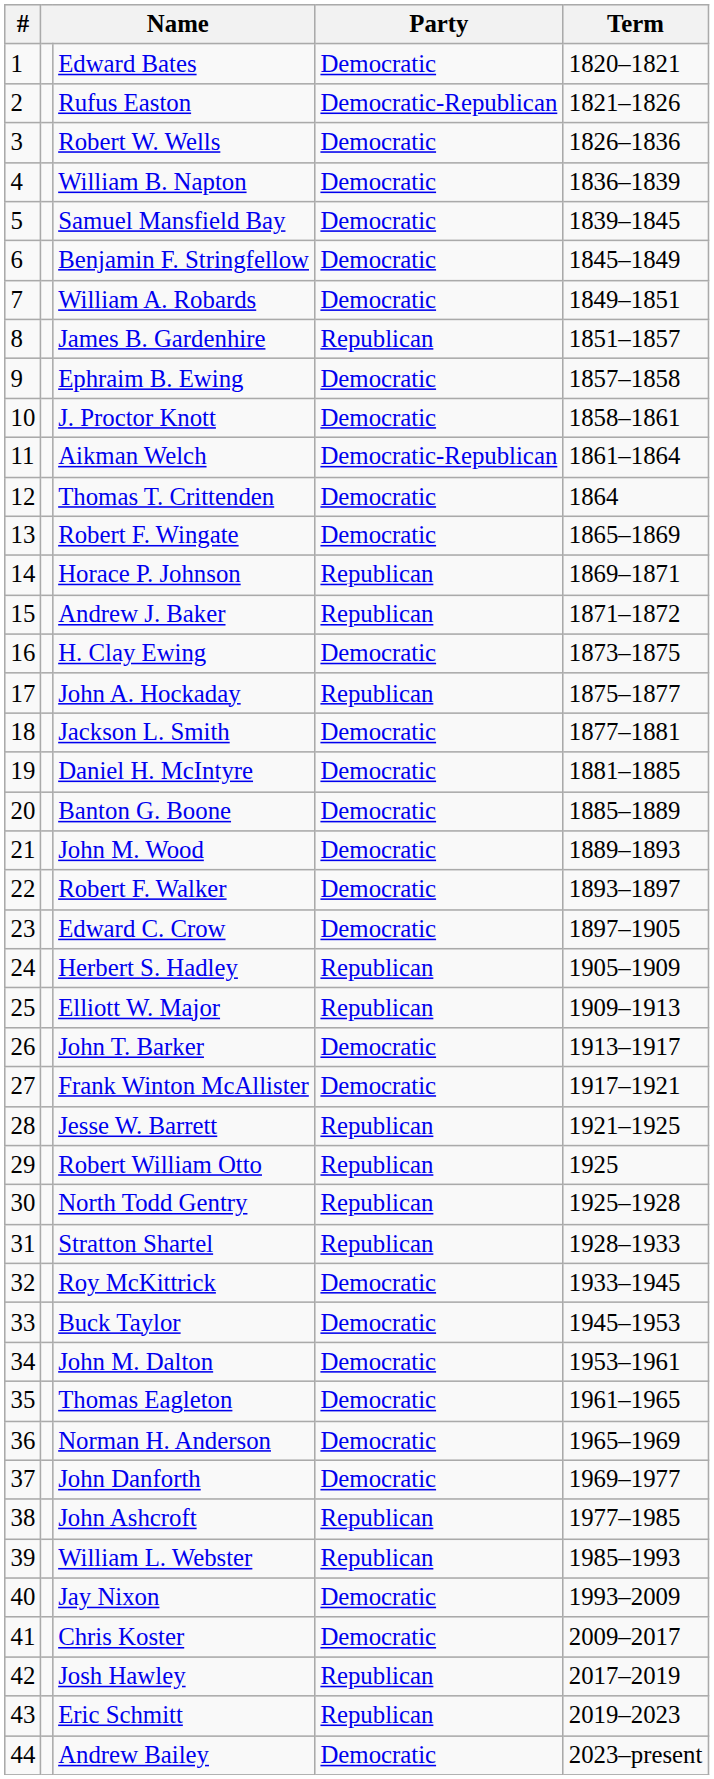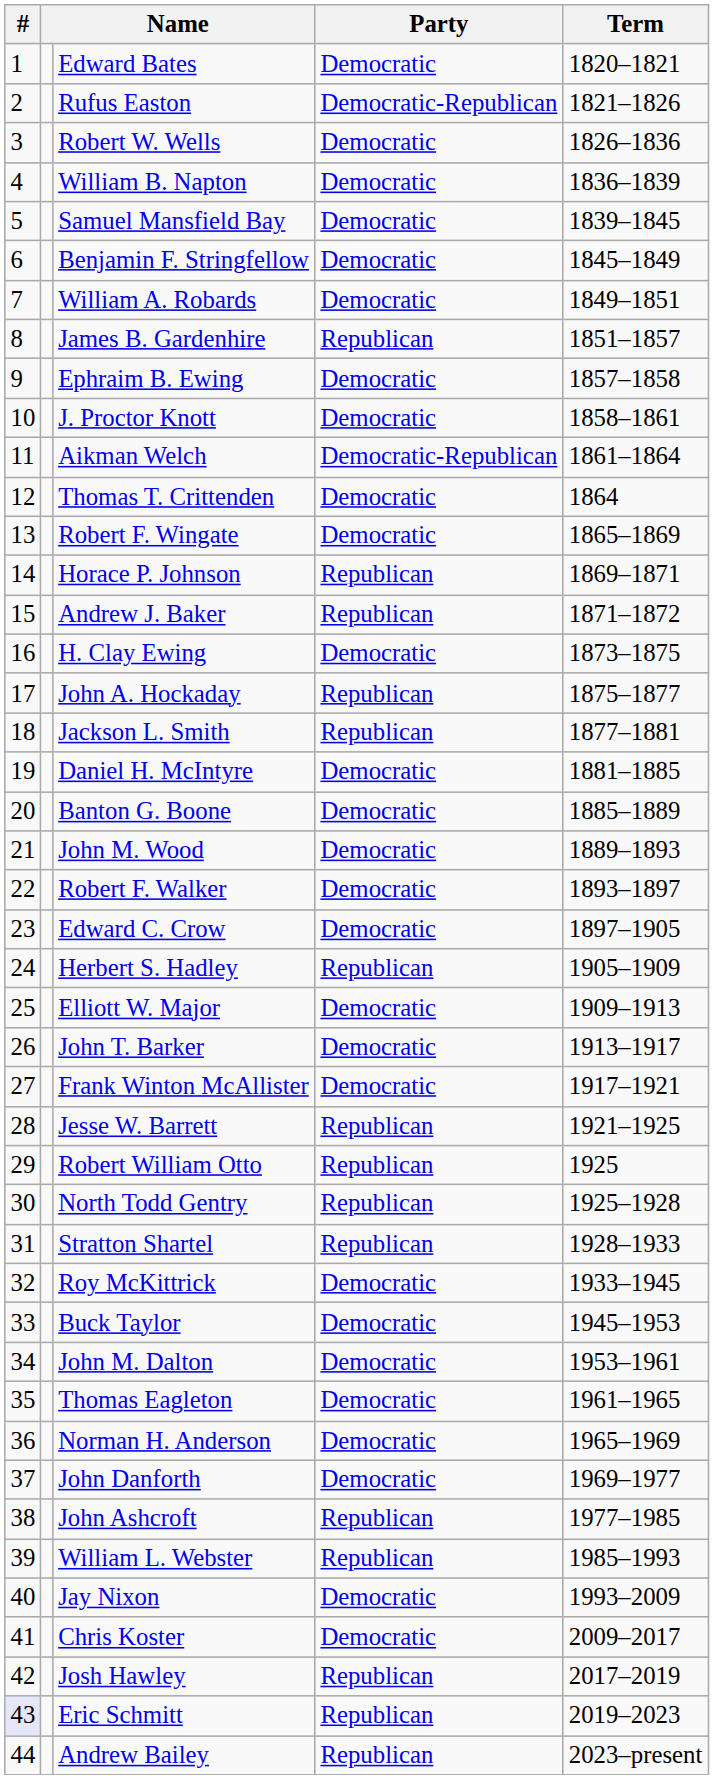(378, 732) Democratic -> (377, 732) Republican
(377, 1007) Republican -> (378, 1007) Democratic
(23, 1715) no background -> (23, 1715) lavender background
(378, 1754) Democratic -> (377, 1754) Republican
